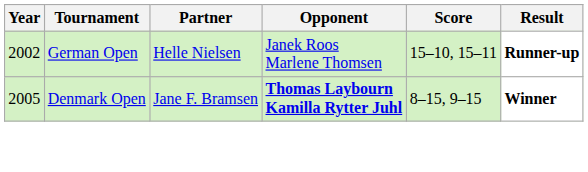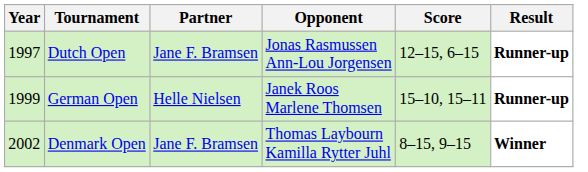+ row: (87, 53)
(24, 53) 2002 -> (24, 99) 1999
(24, 99) 2005 -> (24, 144) 2002
(334, 99) bold -> (328, 144) normal
